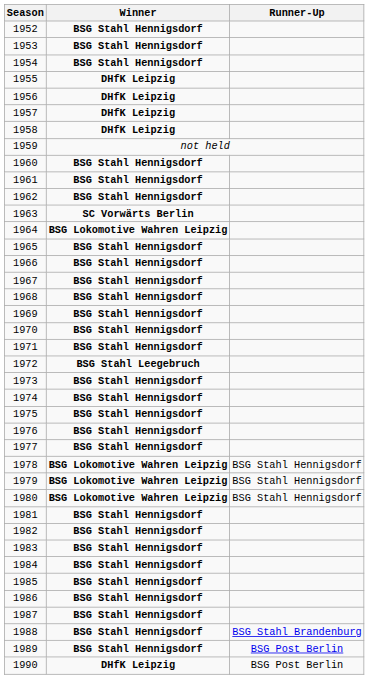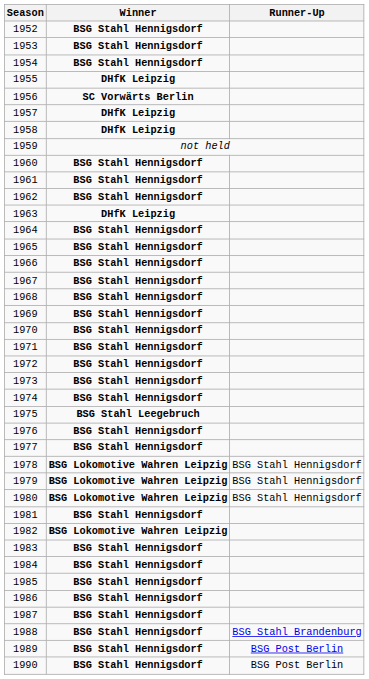(138, 96) DHfK Leipzig -> (138, 96) SC Vorwärts Berlin
(138, 214) SC Vorwärts Berlin -> (138, 214) DHfK Leipzig
(138, 230) BSG Lokomotive Wahren Leipzig -> (138, 230) BSG Stahl Hennigsdorf
(138, 364) BSG Stahl Leegebruch -> (138, 364) BSG Stahl Hennigsdorf
(138, 414) BSG Stahl Hennigsdorf -> (138, 414) BSG Stahl Leegebruch
(138, 532) BSG Stahl Hennigsdorf -> (138, 532) BSG Lokomotive Wahren Leipzig
(138, 666) DHfK Leipzig -> (138, 666) BSG Stahl Hennigsdorf
